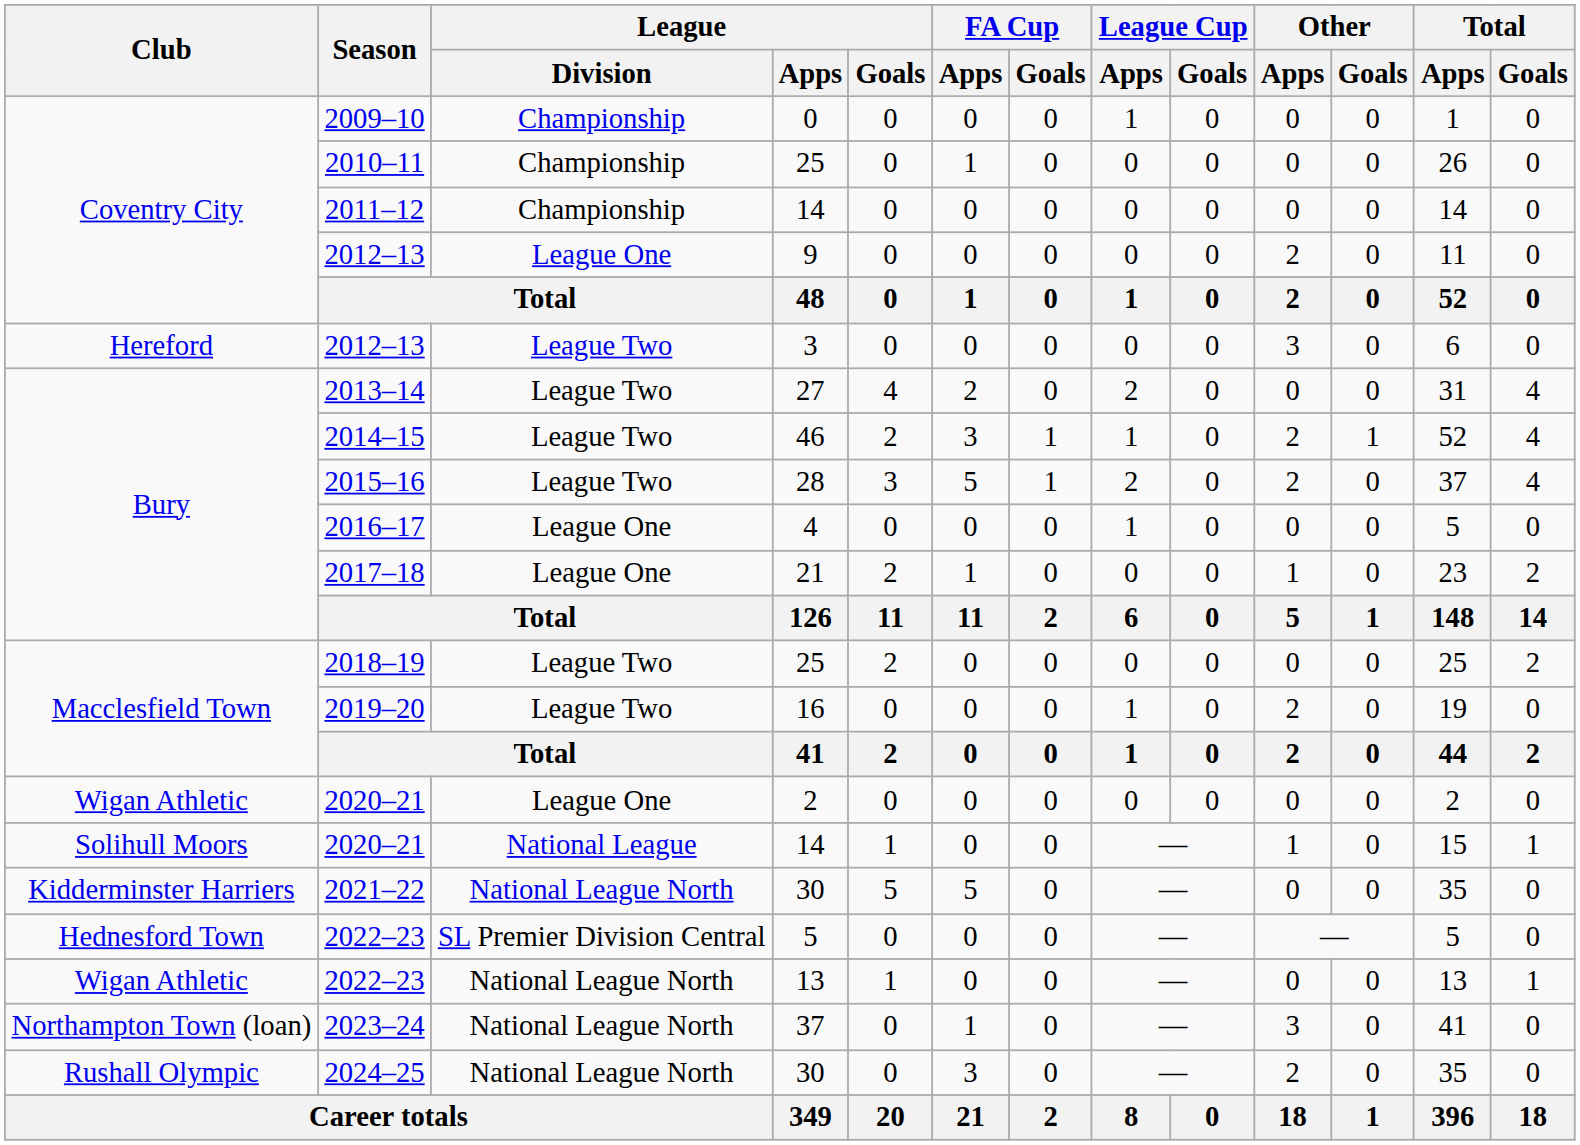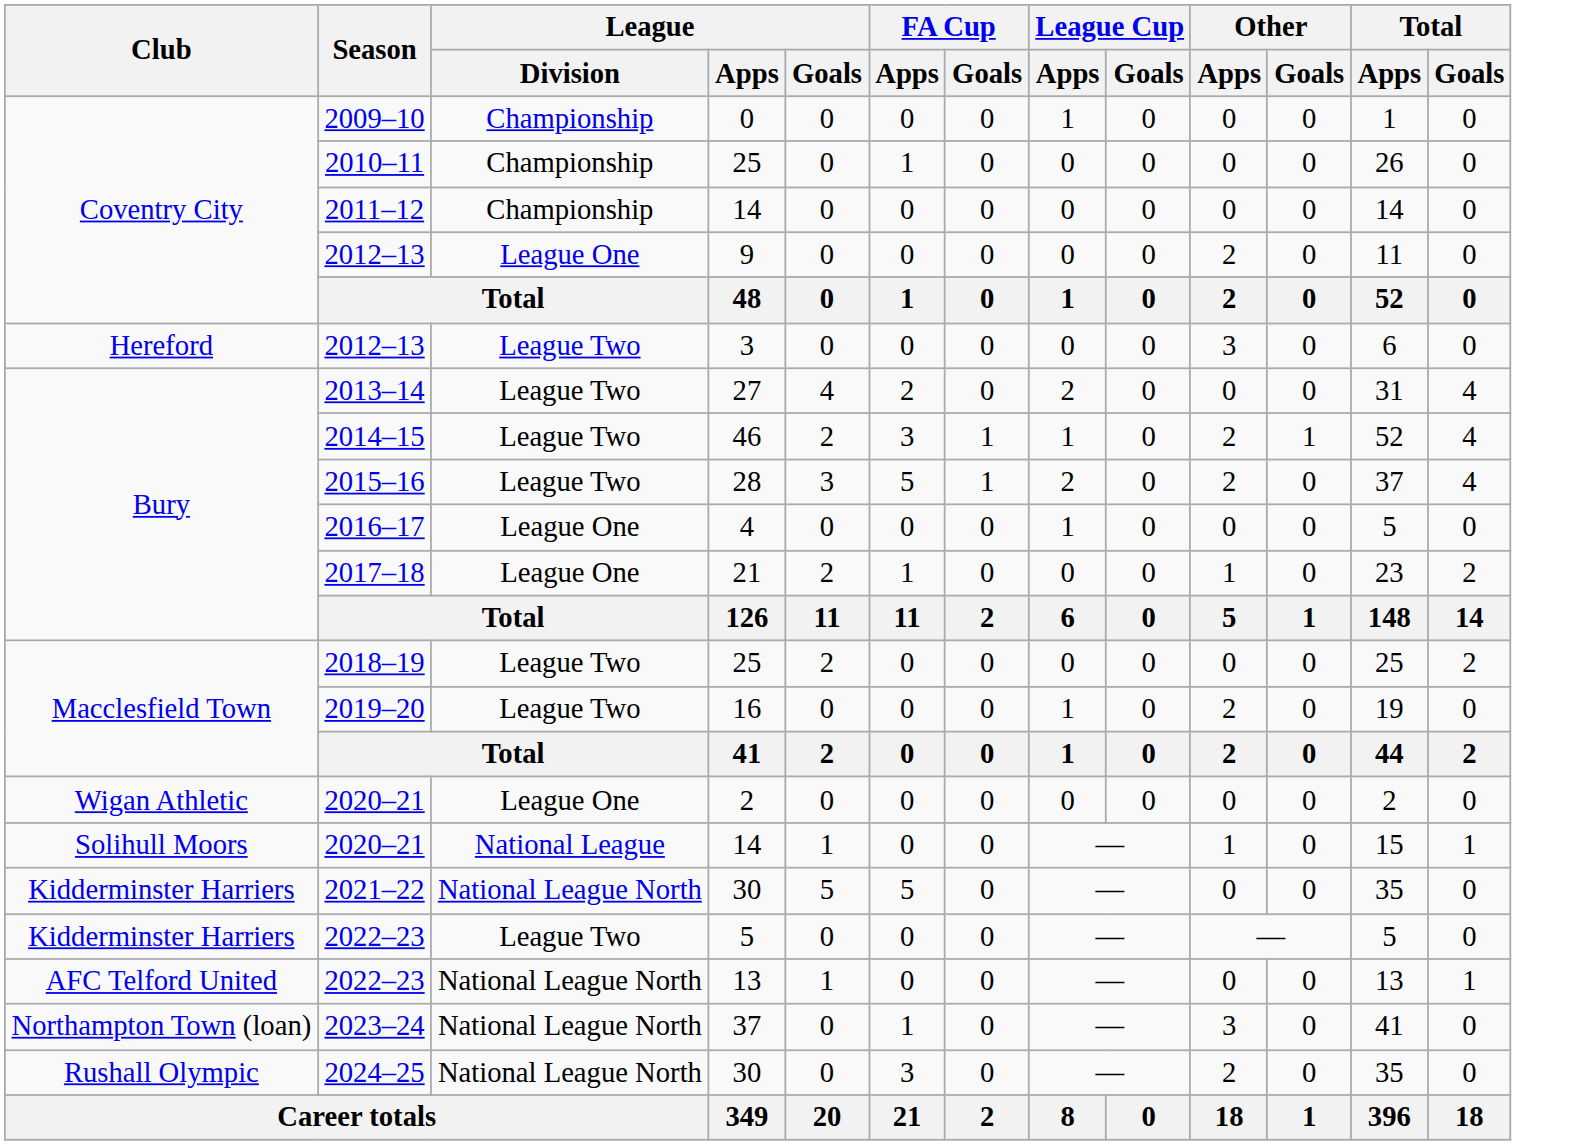(161, 935) Hednesford Town -> (161, 935) Kidderminster Harriers
(602, 935) SL Premier Division Central -> (570, 935) League Two
(161, 981) Wigan Athletic -> (161, 981) AFC Telford United
